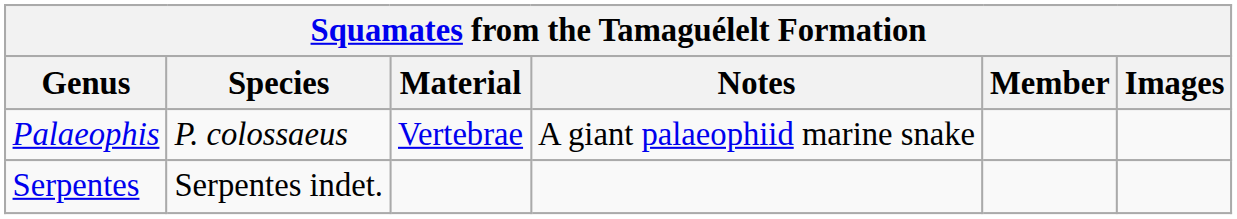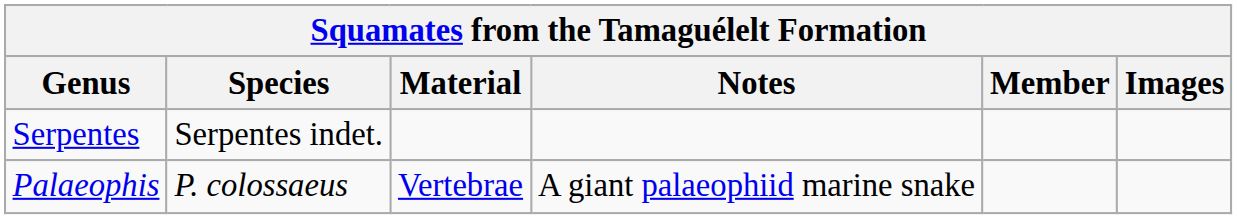rows swapped: (86, 133) <-> (76, 185)
